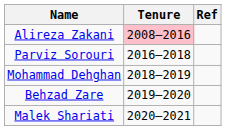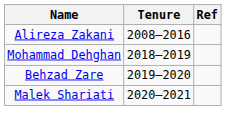(159, 34) pink background -> (159, 34) no background
- row: (64, 54)
